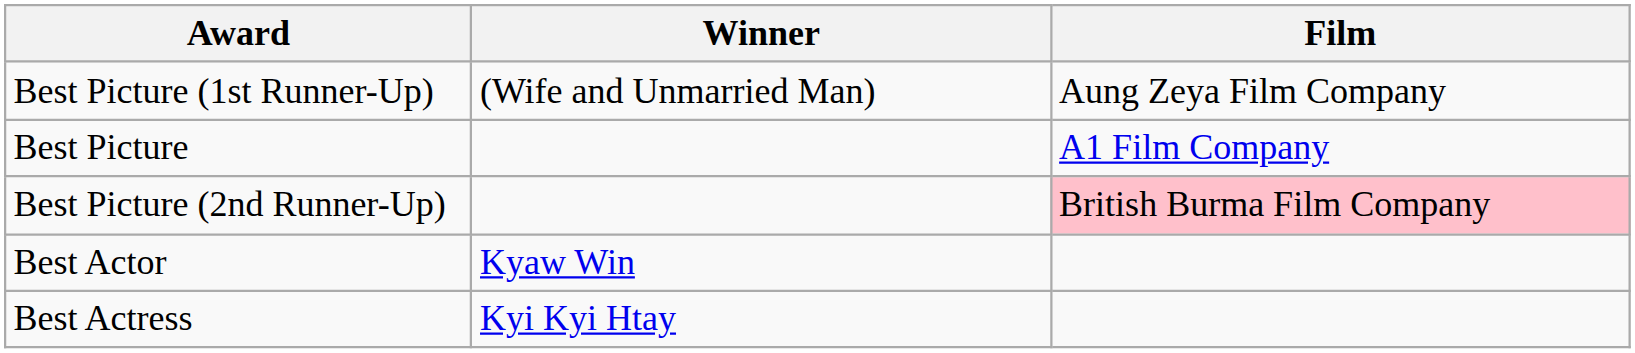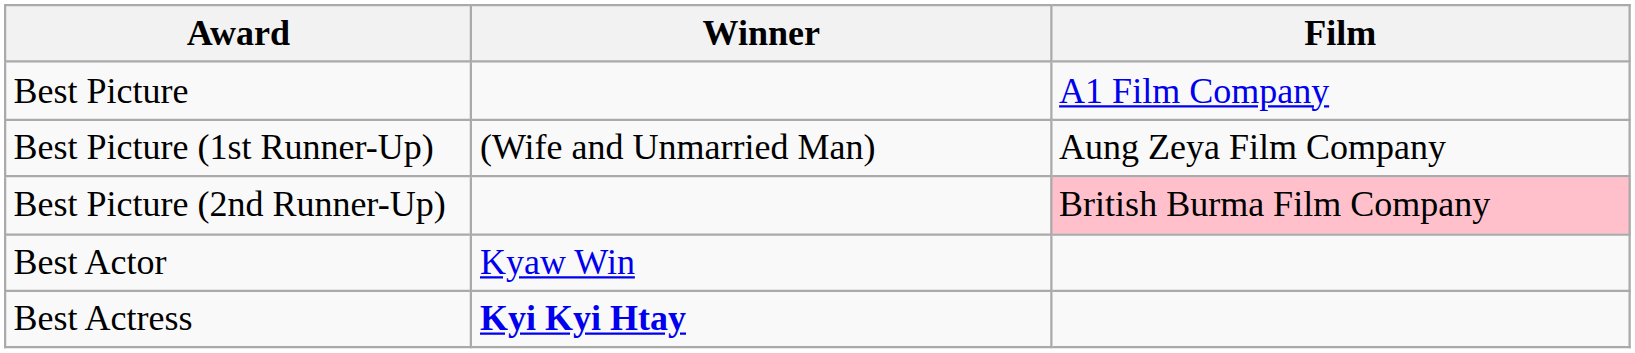rows swapped: (101, 147) <-> (224, 90)
(578, 318) normal -> (583, 318) bold
